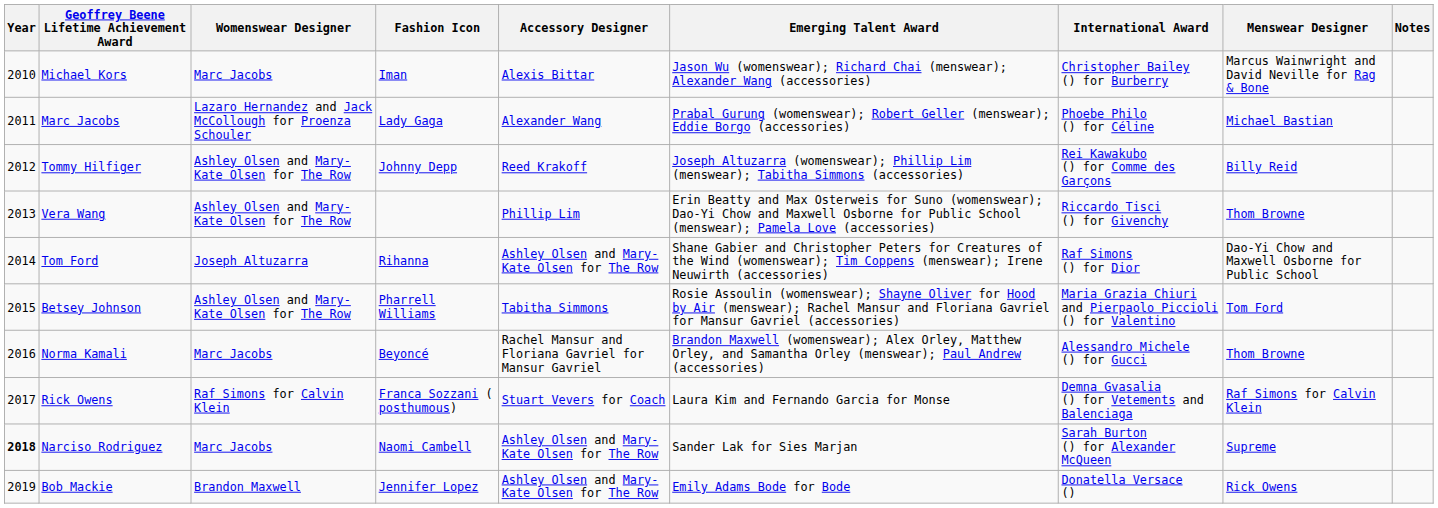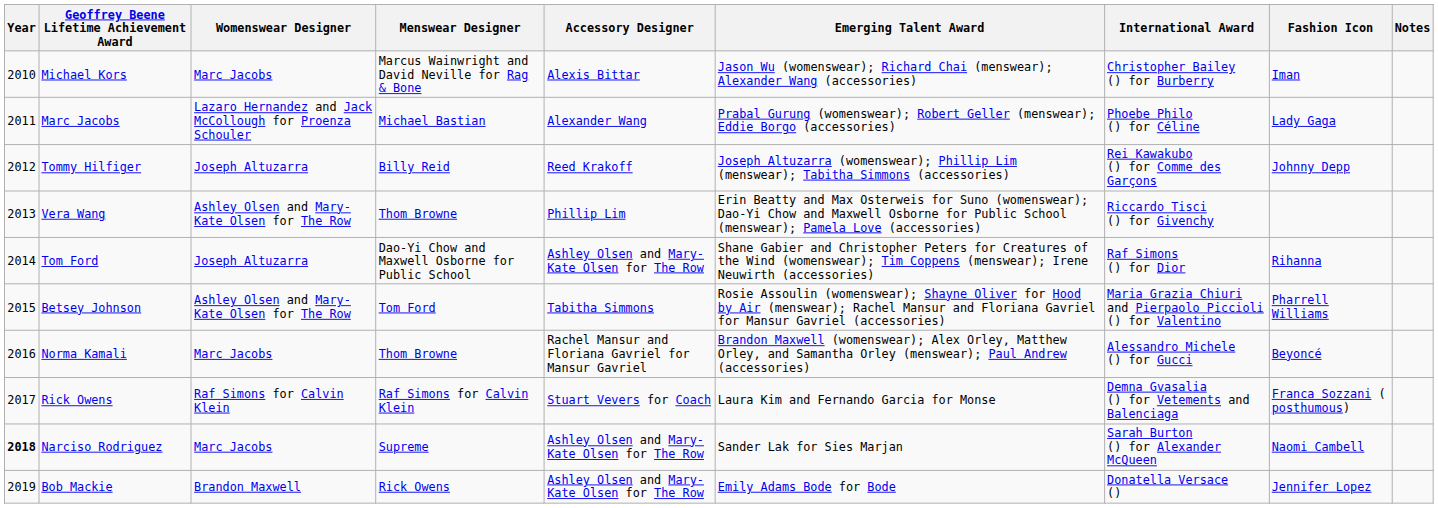columns swapped: (1308, 28) <-> (437, 28)
(272, 167) Ashley Olsen and Mary-Kate Olsen for The Row -> (251, 167) Joseph Altuzarra
